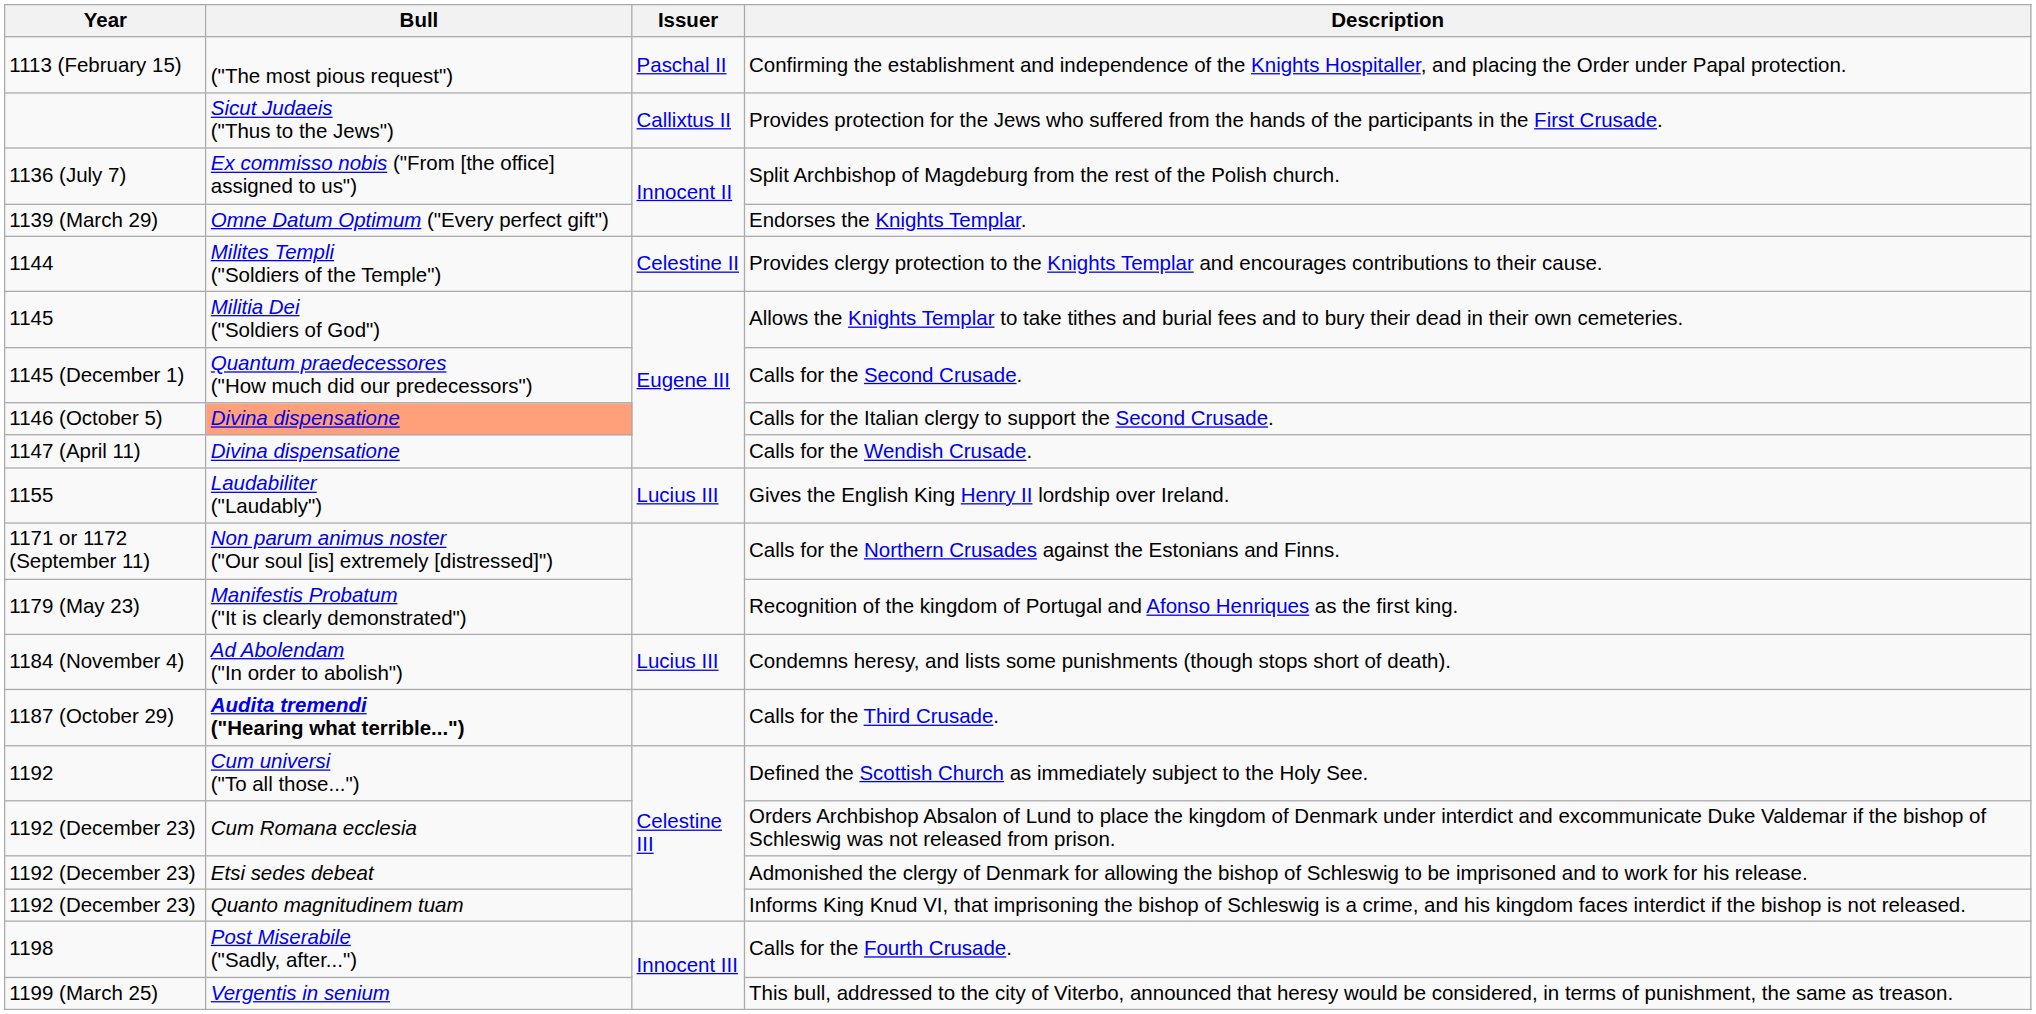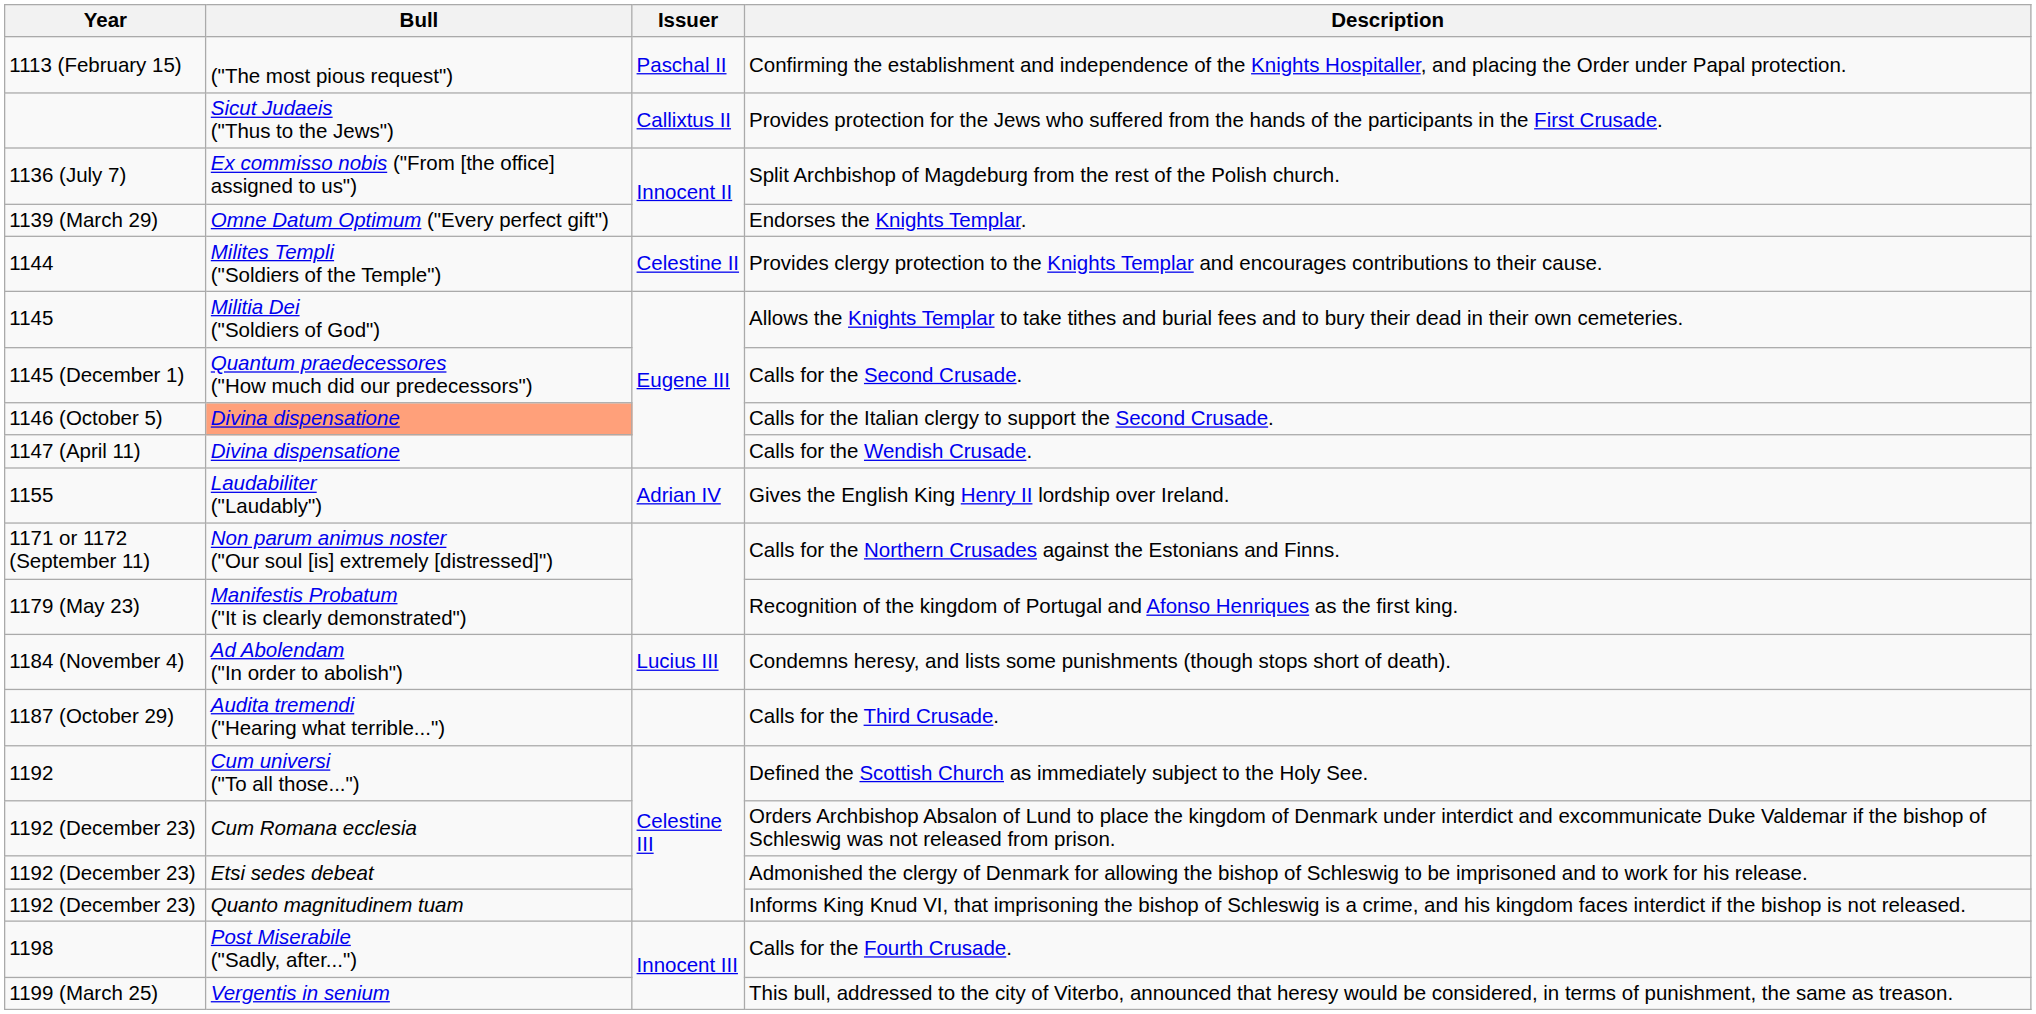(678, 495) Lucius III -> (679, 495) Adrian IV
(338, 717) bold -> (328, 717) normal
